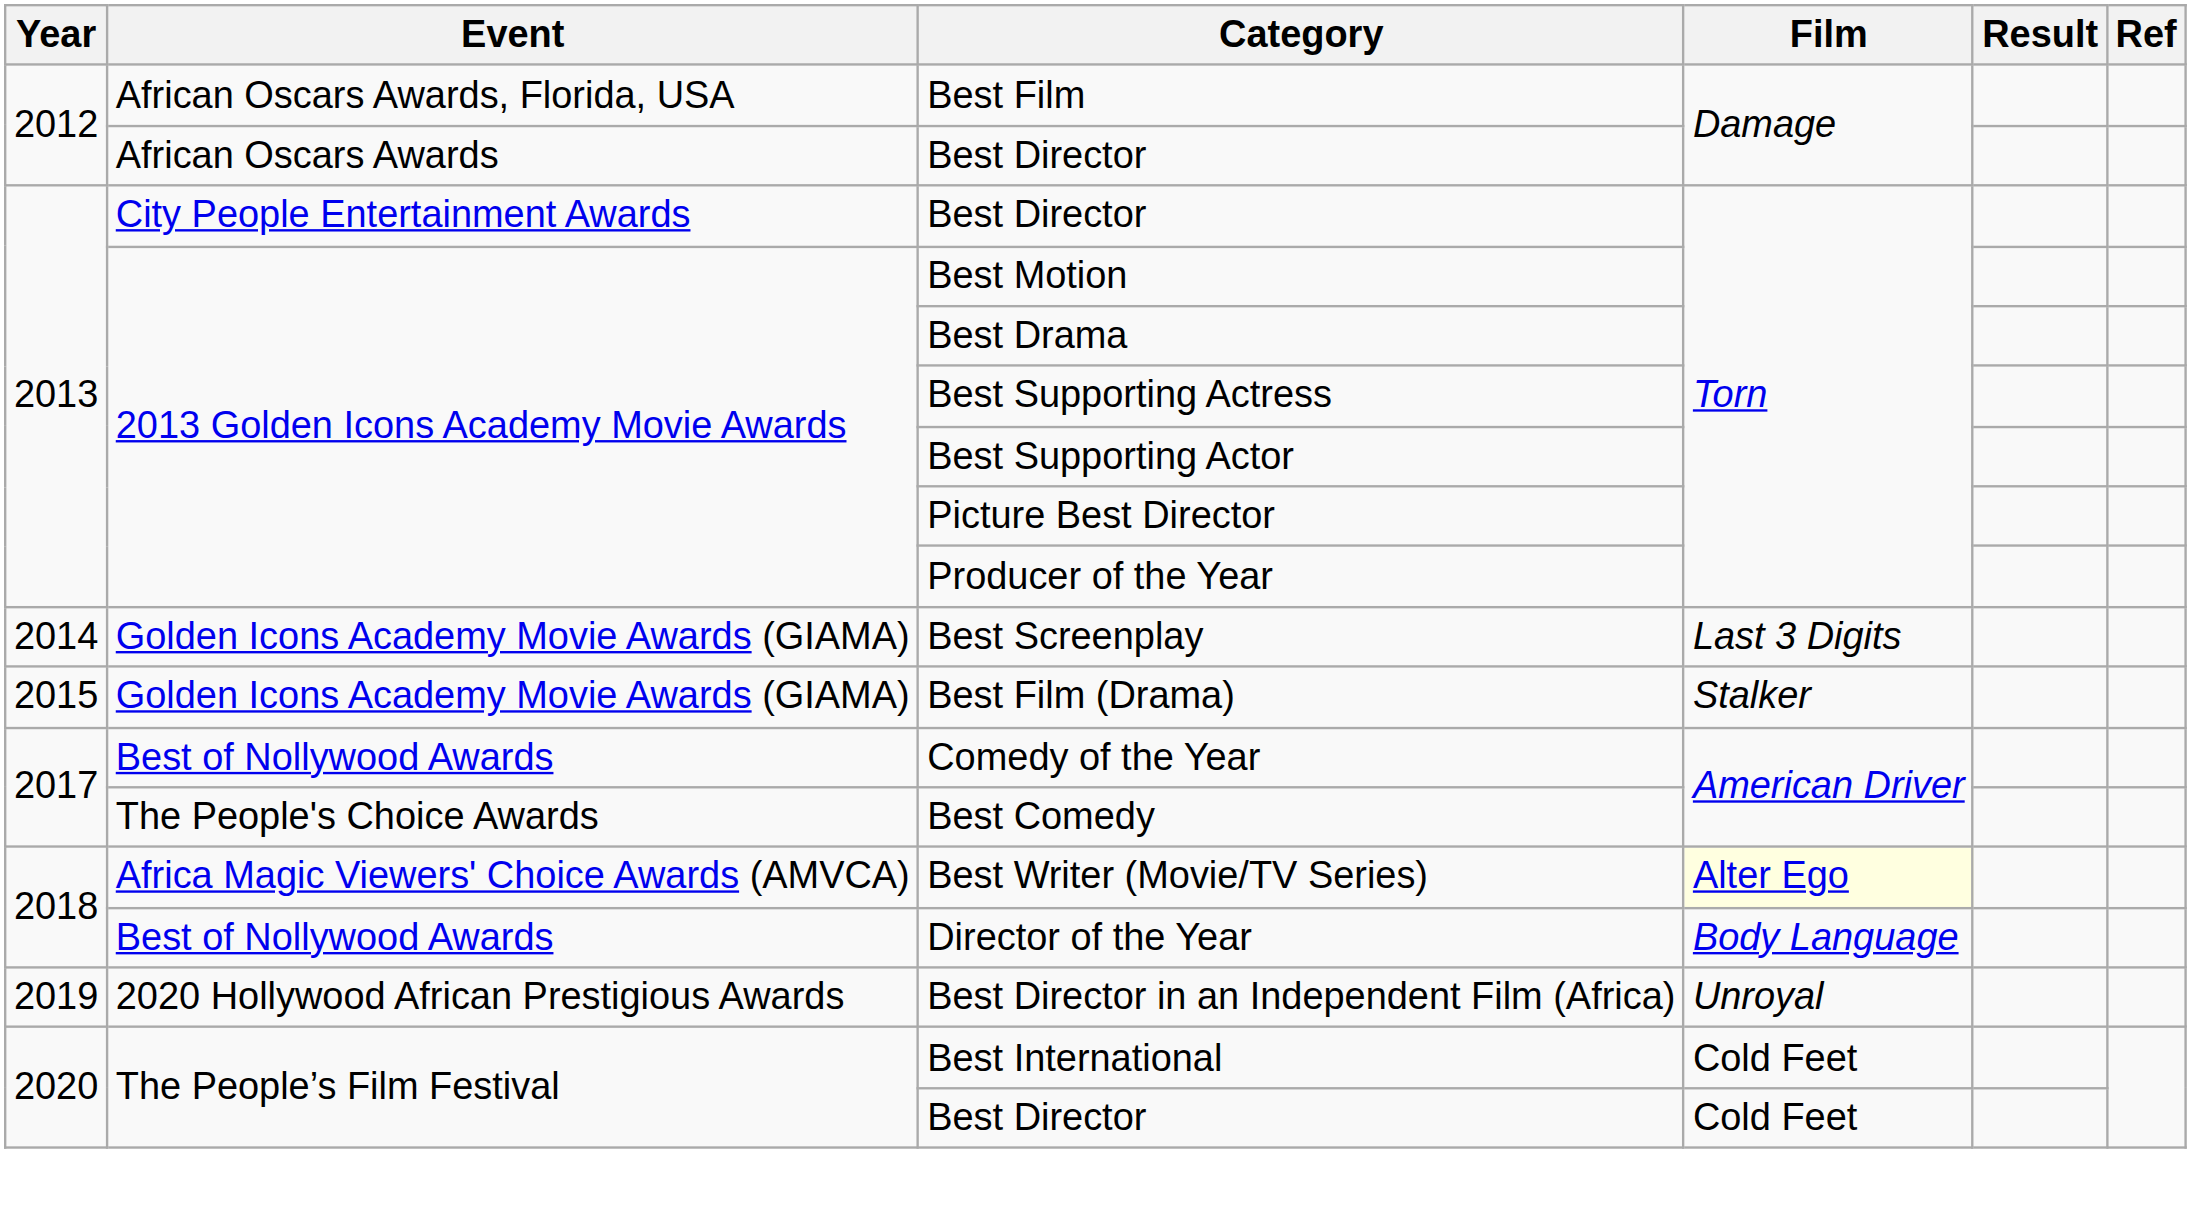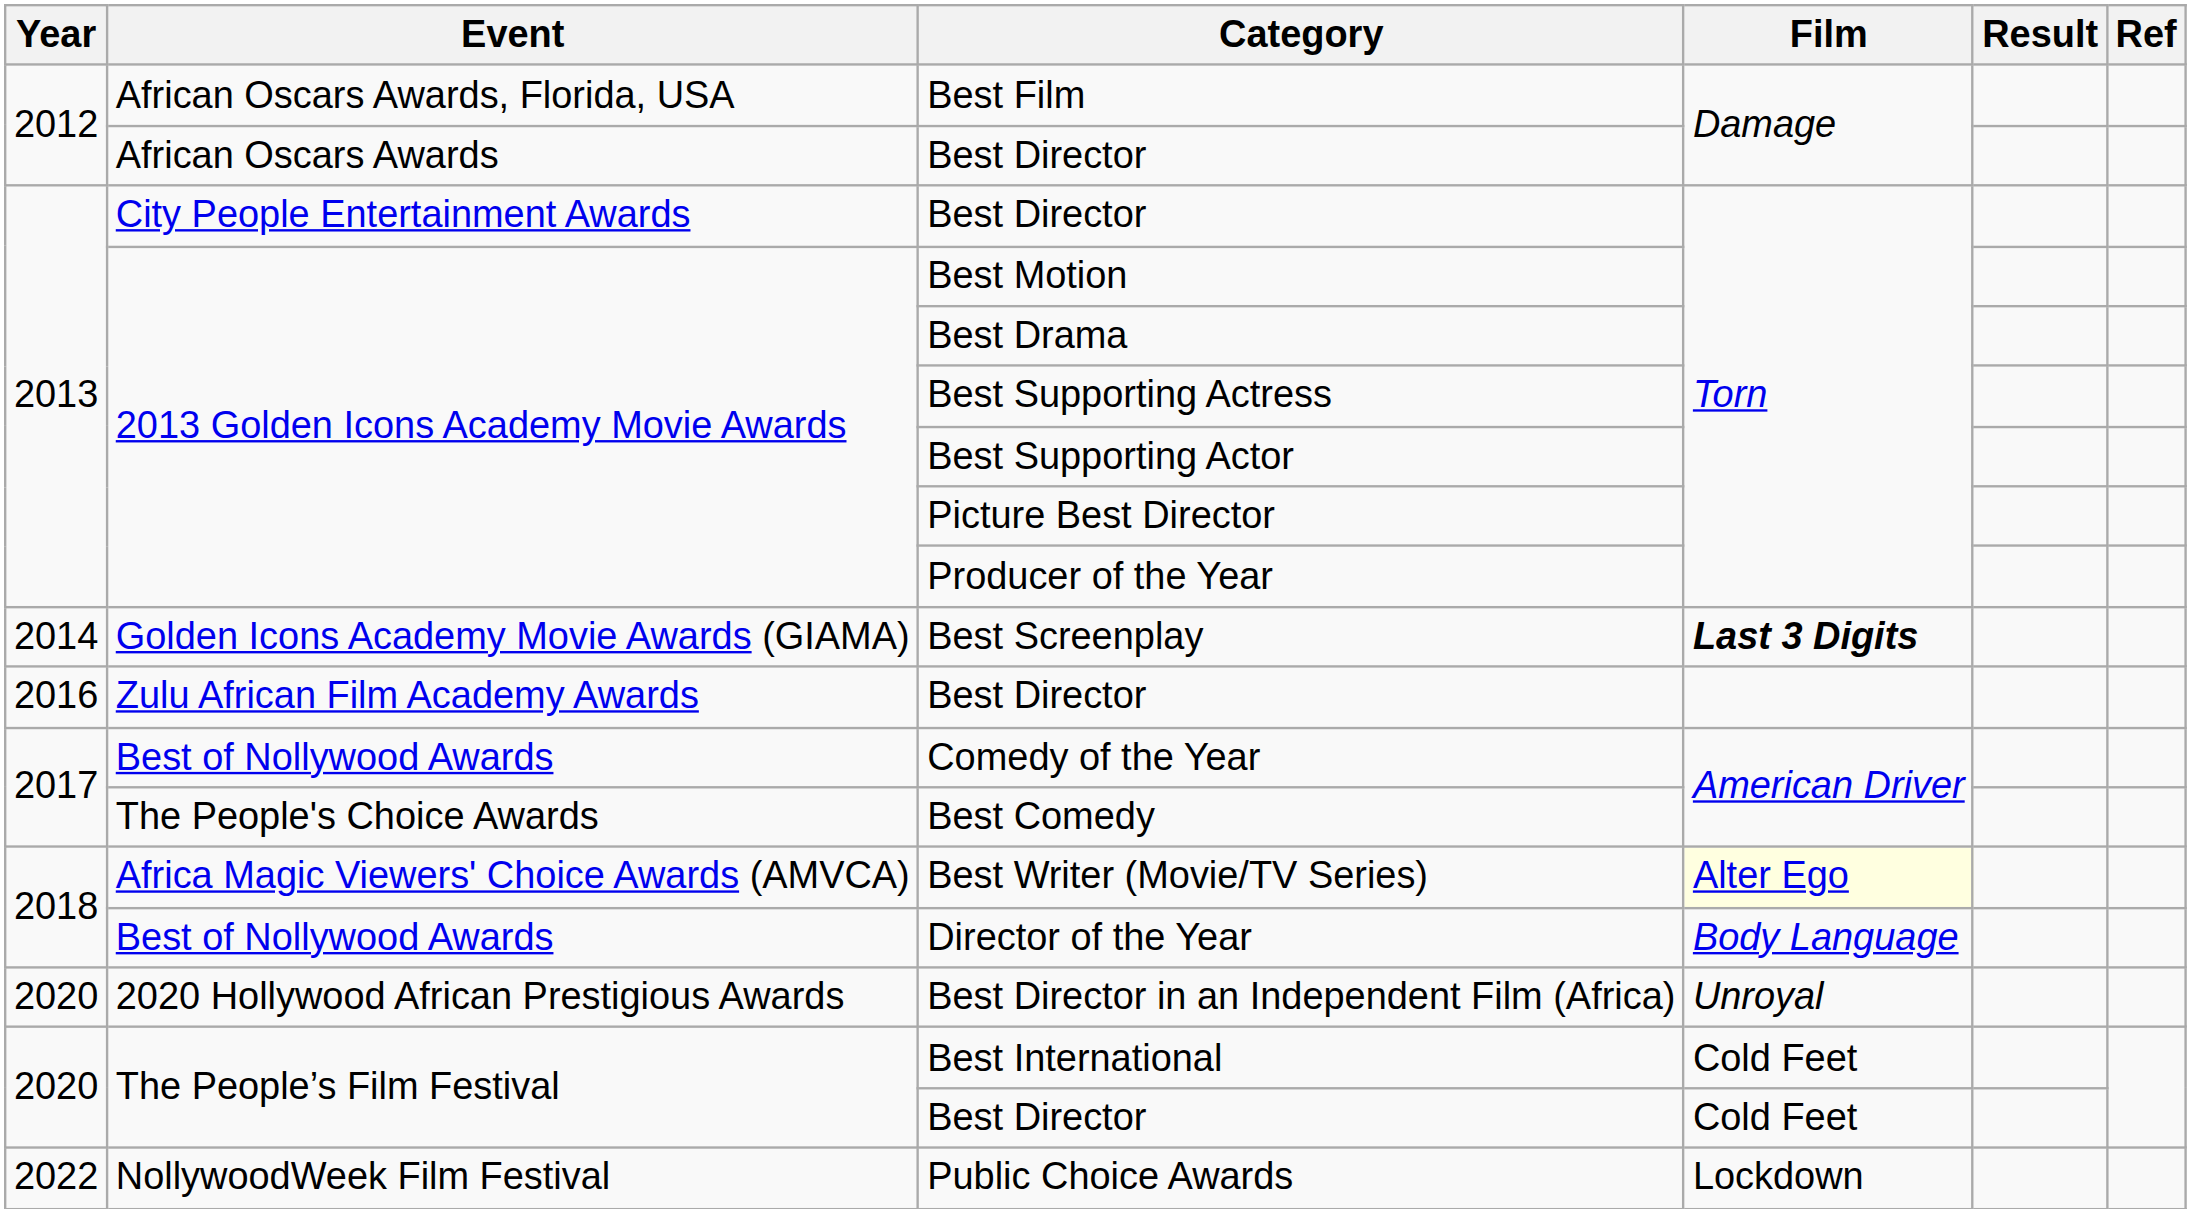(1797, 635) normal -> (1806, 635) bold
- row: (513, 696)
+ row: (407, 696)
(56, 996) 2019 -> (56, 996) 2020
+ row: (363, 1177)
